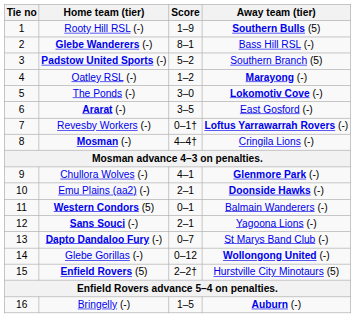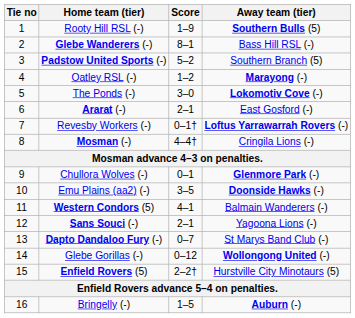(185, 110) 3–5 -> (185, 110) 2–1
(185, 175) 4–1 -> (185, 175) 0–1
(185, 191) 2–1 -> (185, 191) 3–5
(185, 207) 0–1 -> (185, 207) 4–1
